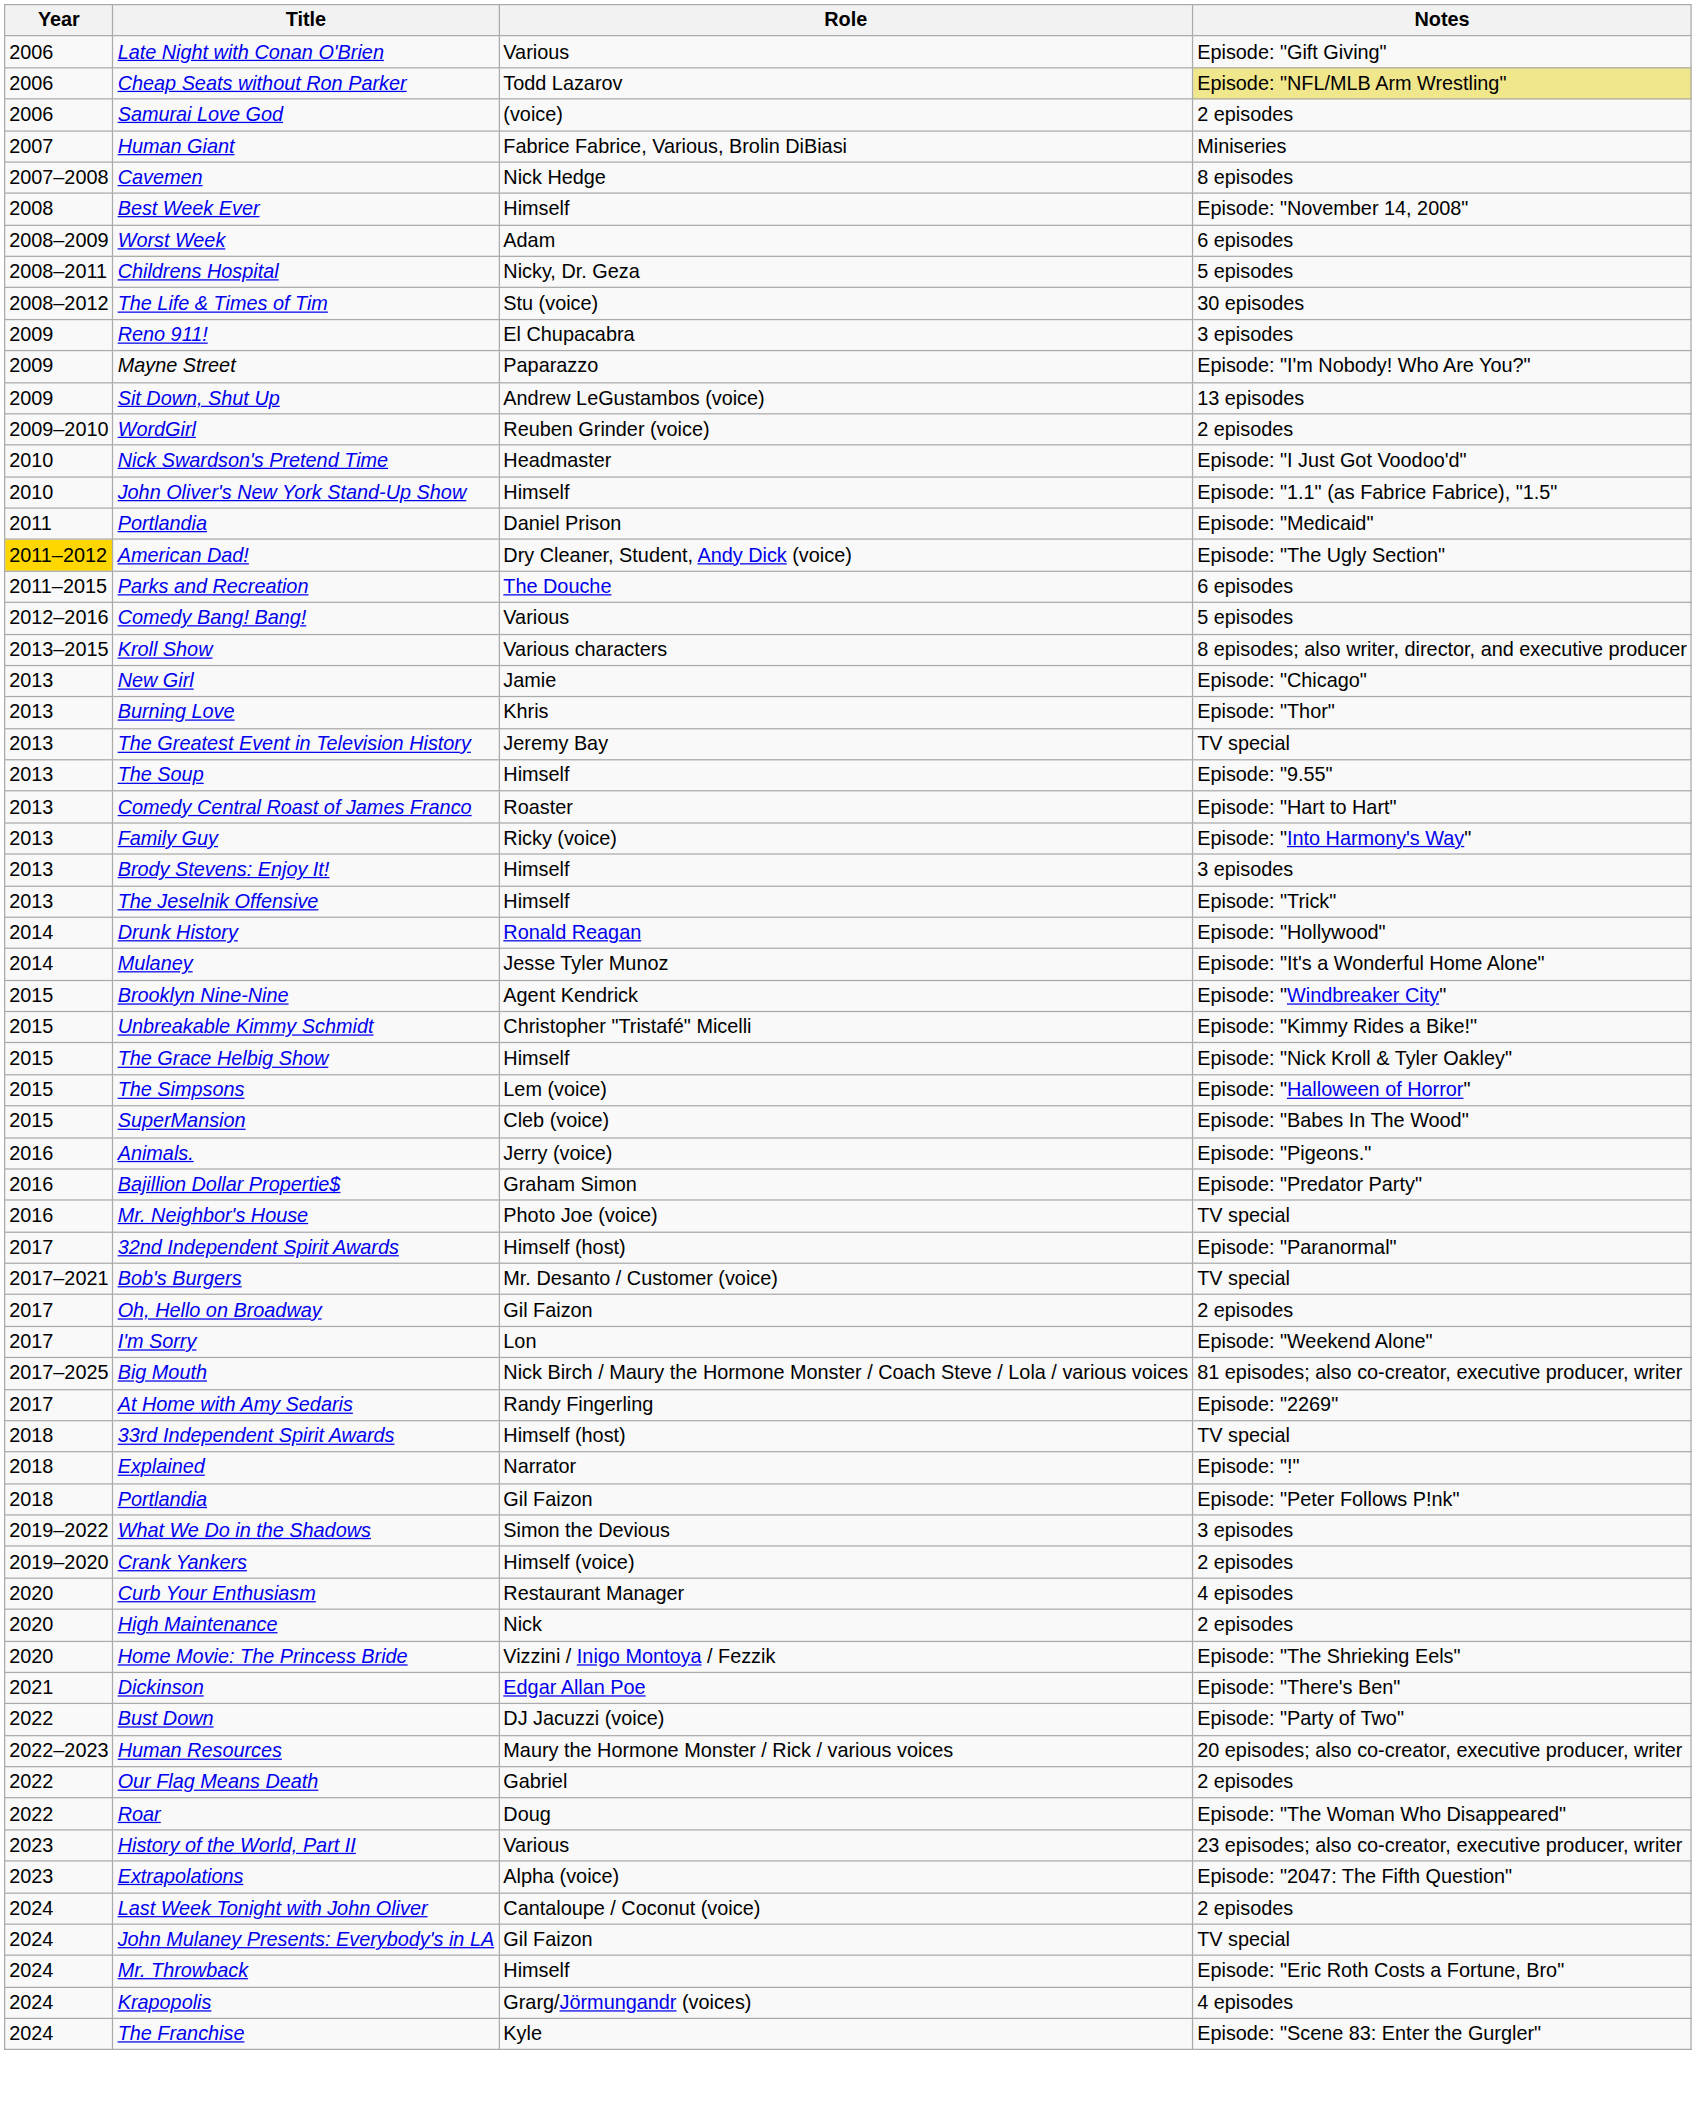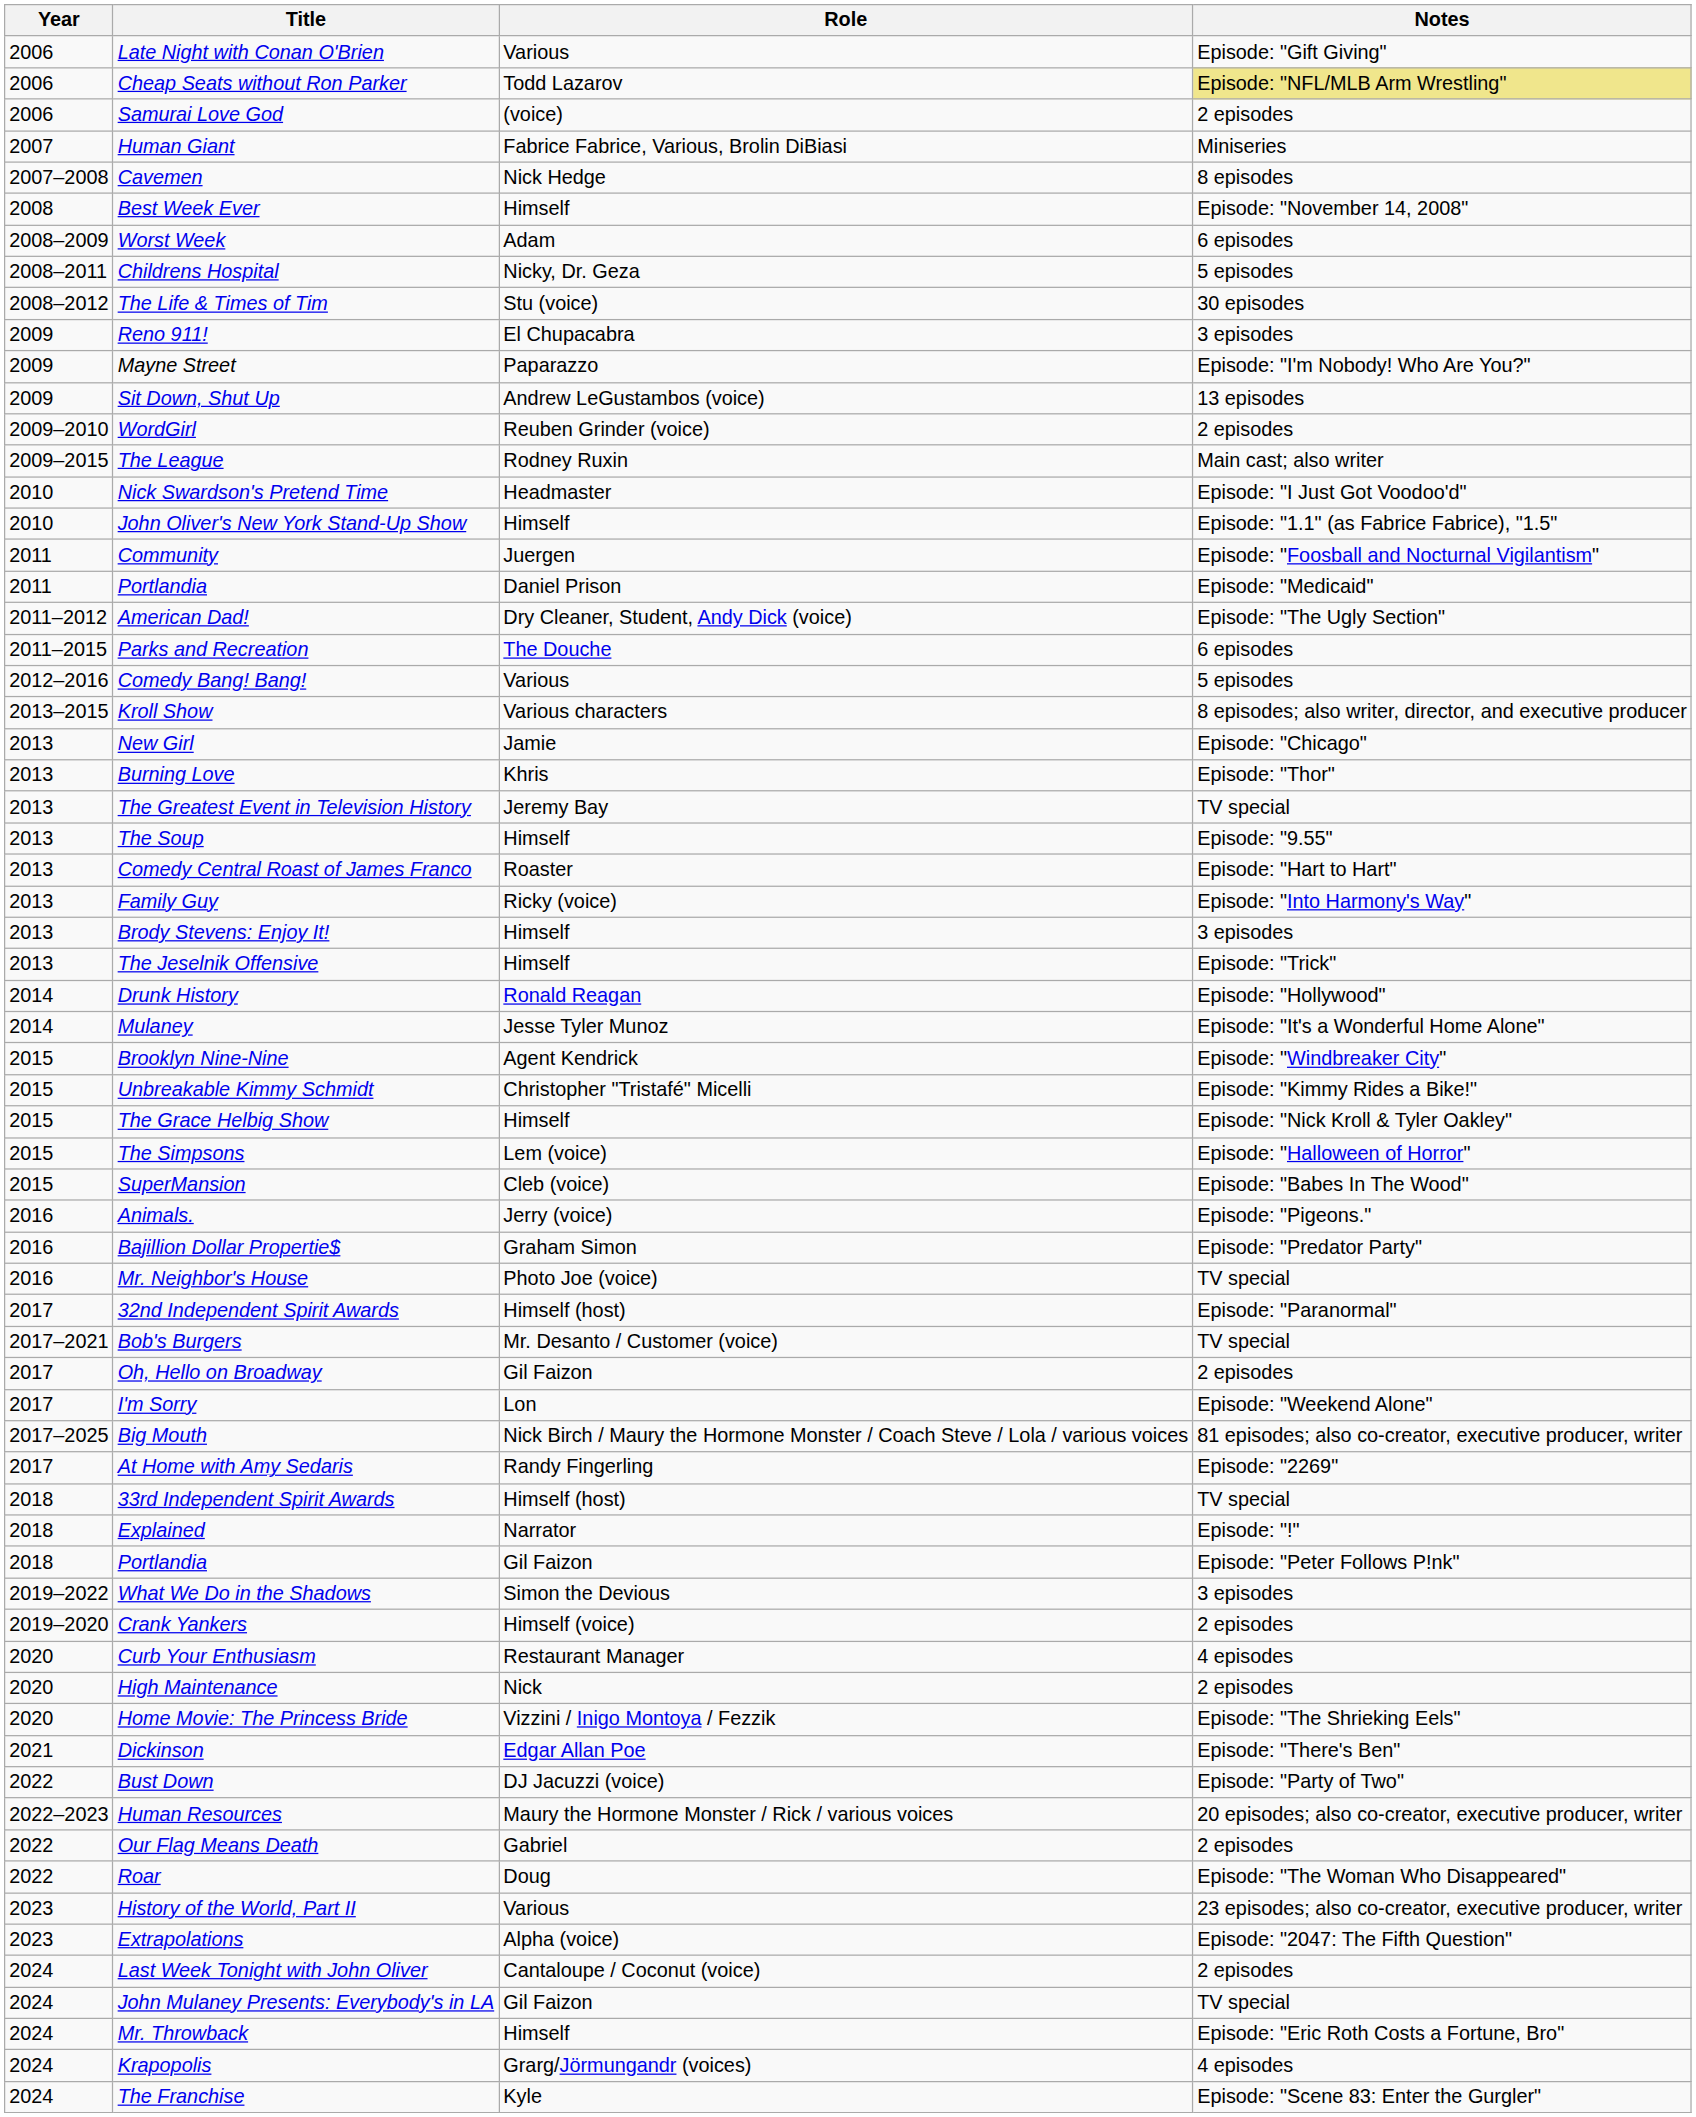+ row: (171, 460)
+ row: (168, 555)
(58, 555) gold background -> (58, 618) no background
